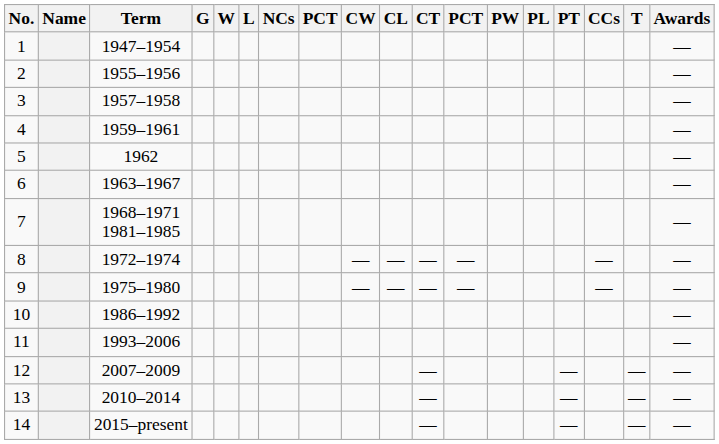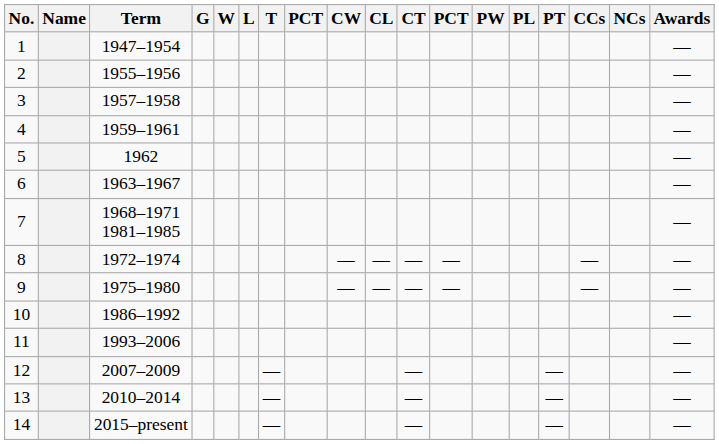columns swapped: (637, 18) <-> (279, 18)
